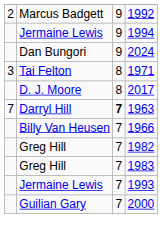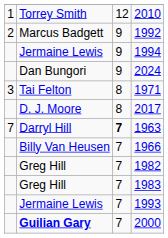+ row: (148, 14)
(53, 204) normal -> (55, 223) bold
